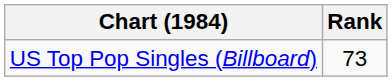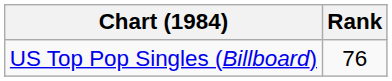(355, 57) 73 -> (355, 57) 76
